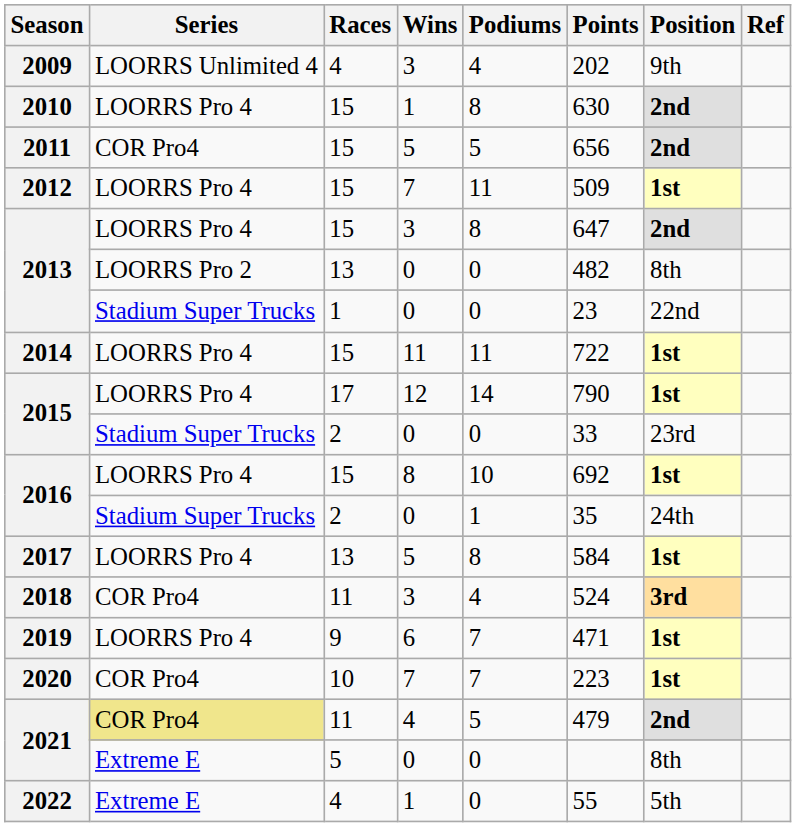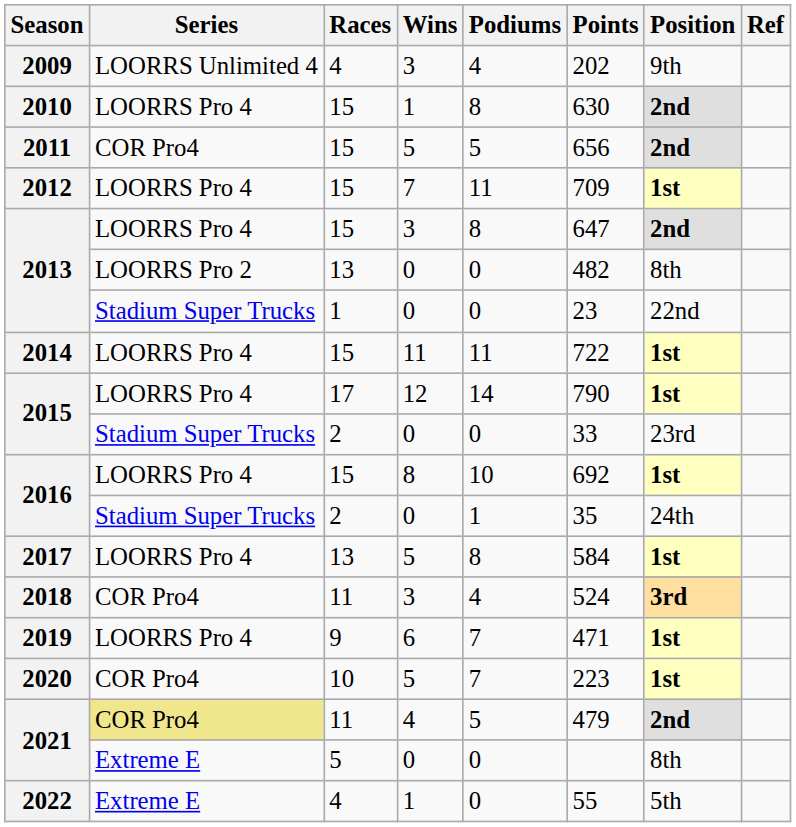(591, 188) 509 -> (591, 188) 709
(409, 678) 7 -> (409, 678) 5
